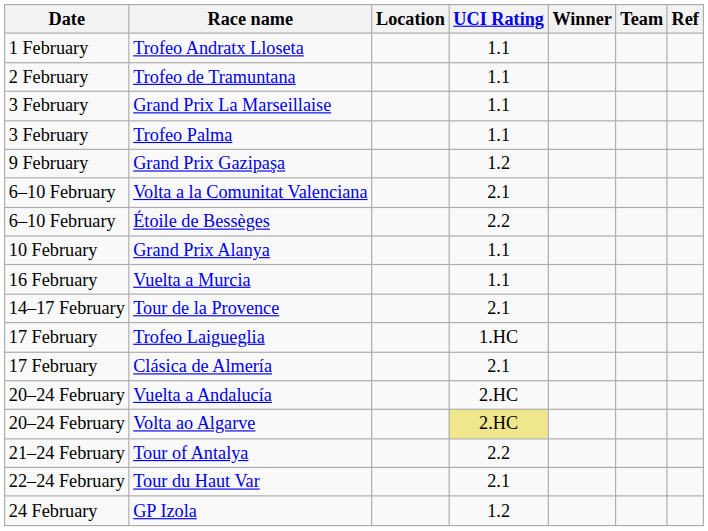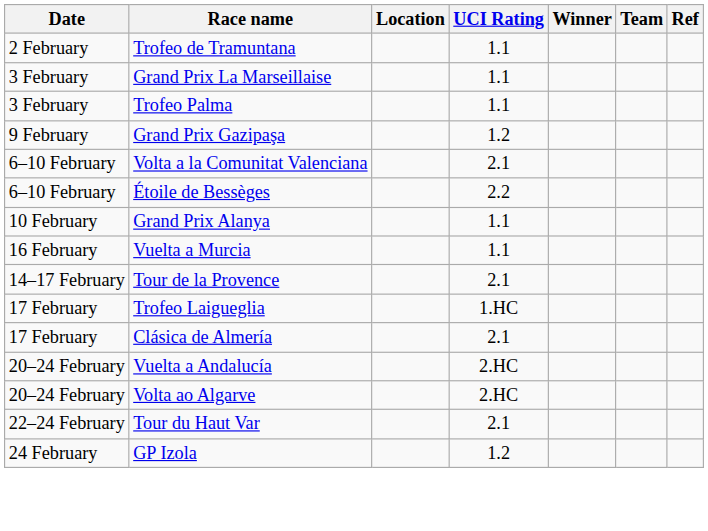- row: (218, 47)
(499, 423) khaki background -> (499, 395) no background
- row: (191, 452)
